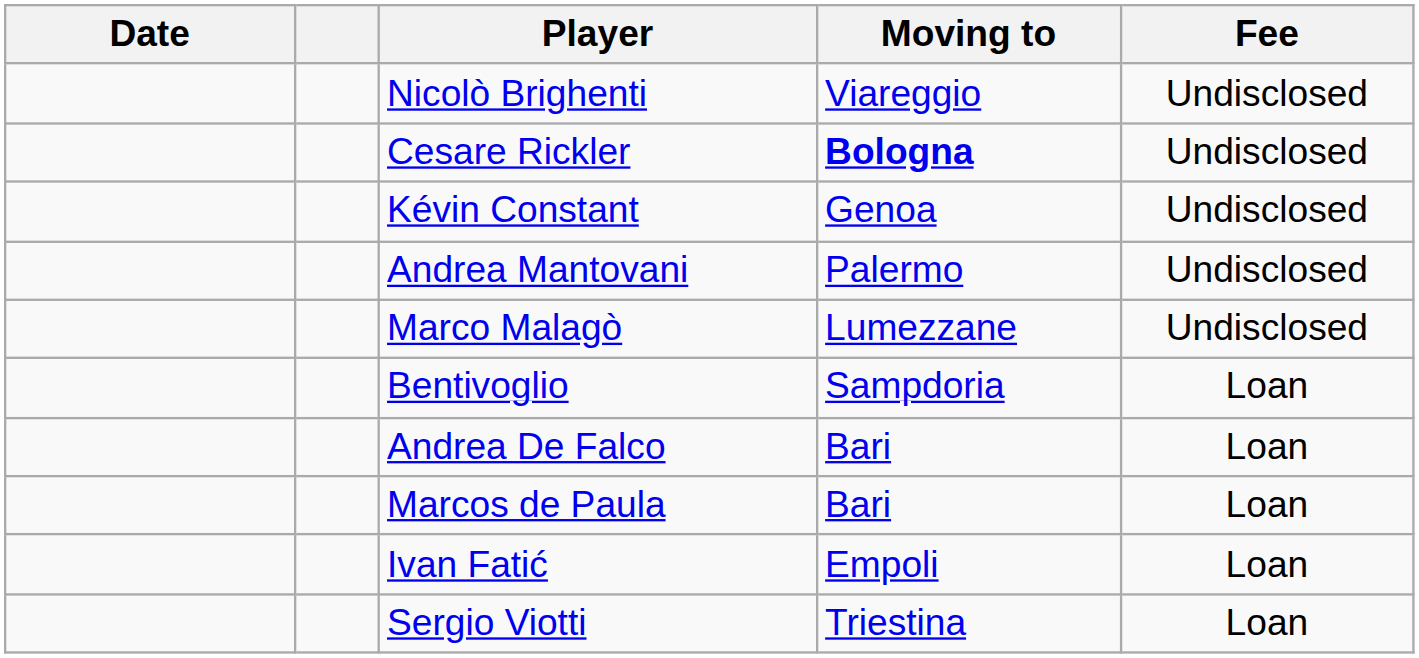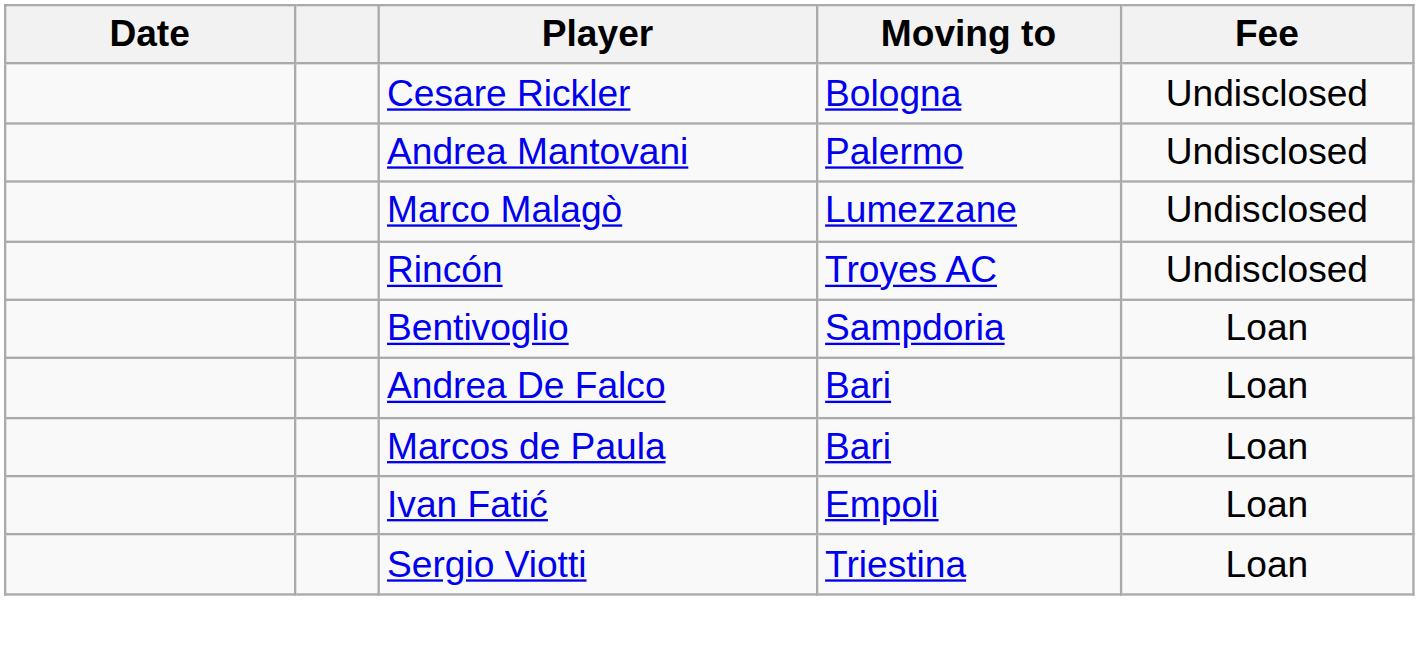- row: (517, 92)
(899, 151) bold -> (893, 92) normal
- row: (513, 210)
+ row: (445, 269)
